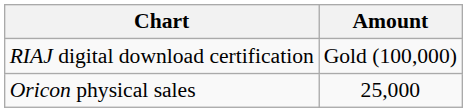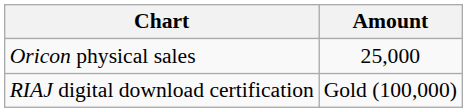rows swapped: (103, 90) <-> (162, 55)
